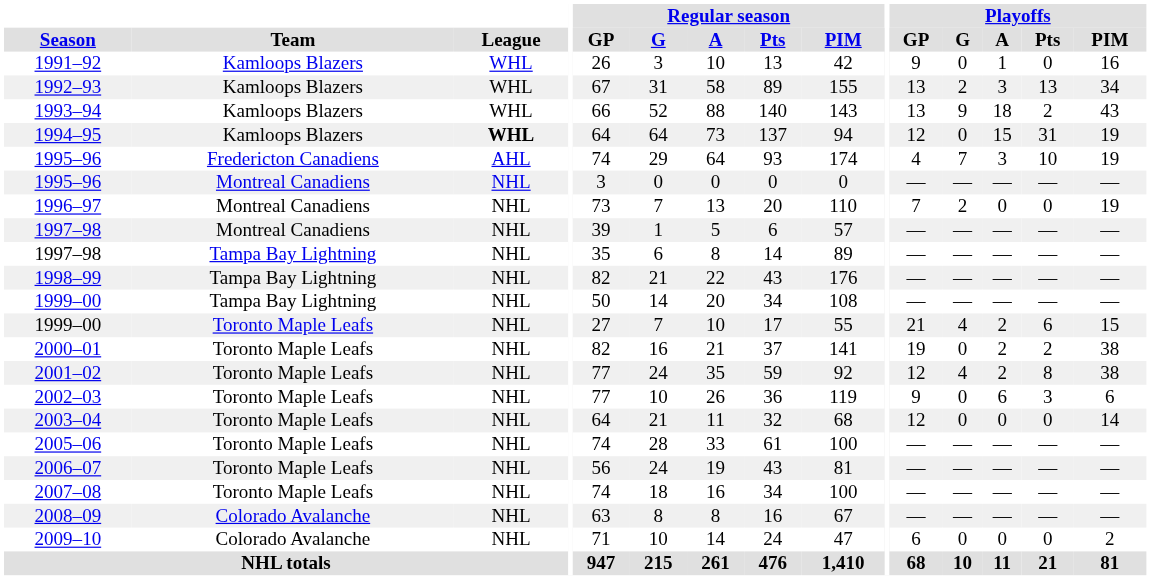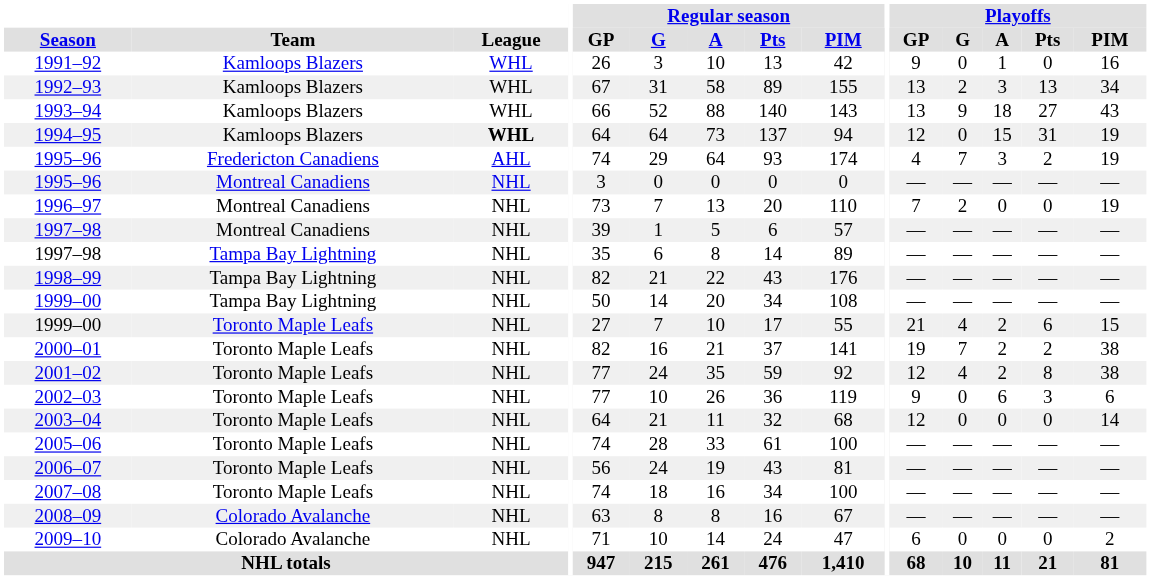(1048, 111) 2 -> (1048, 111) 27
(1048, 158) 10 -> (1048, 158) 2
(963, 349) 0 -> (963, 349) 7
